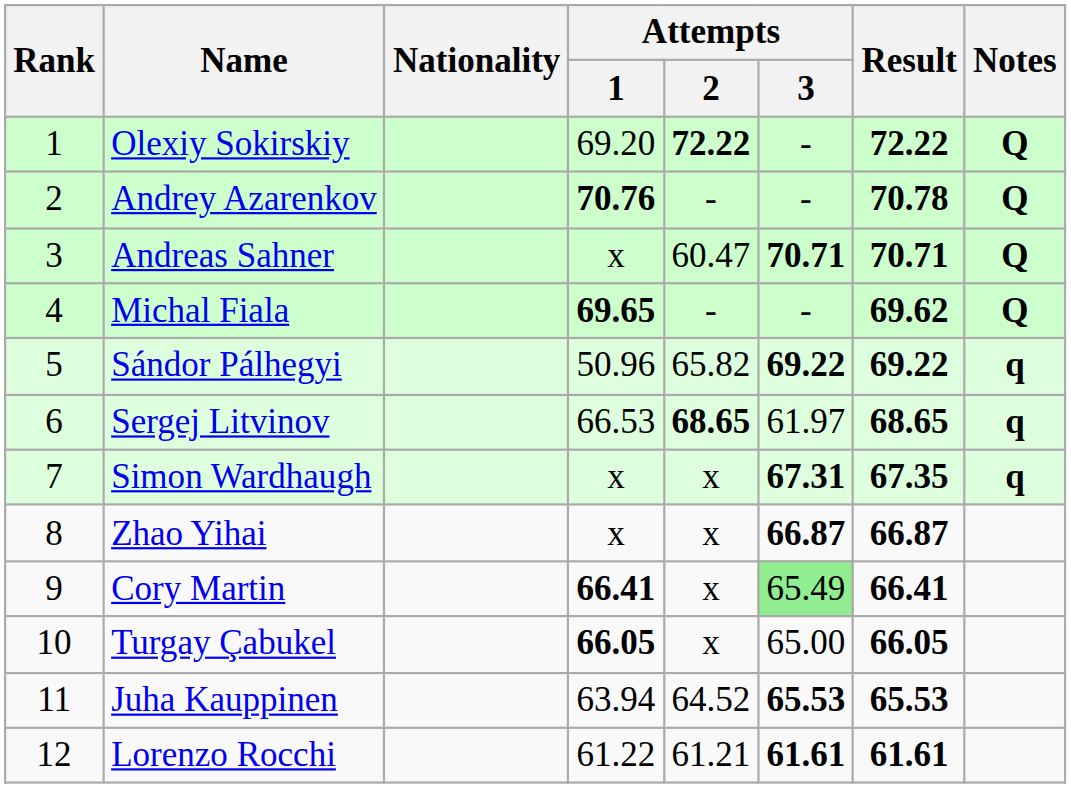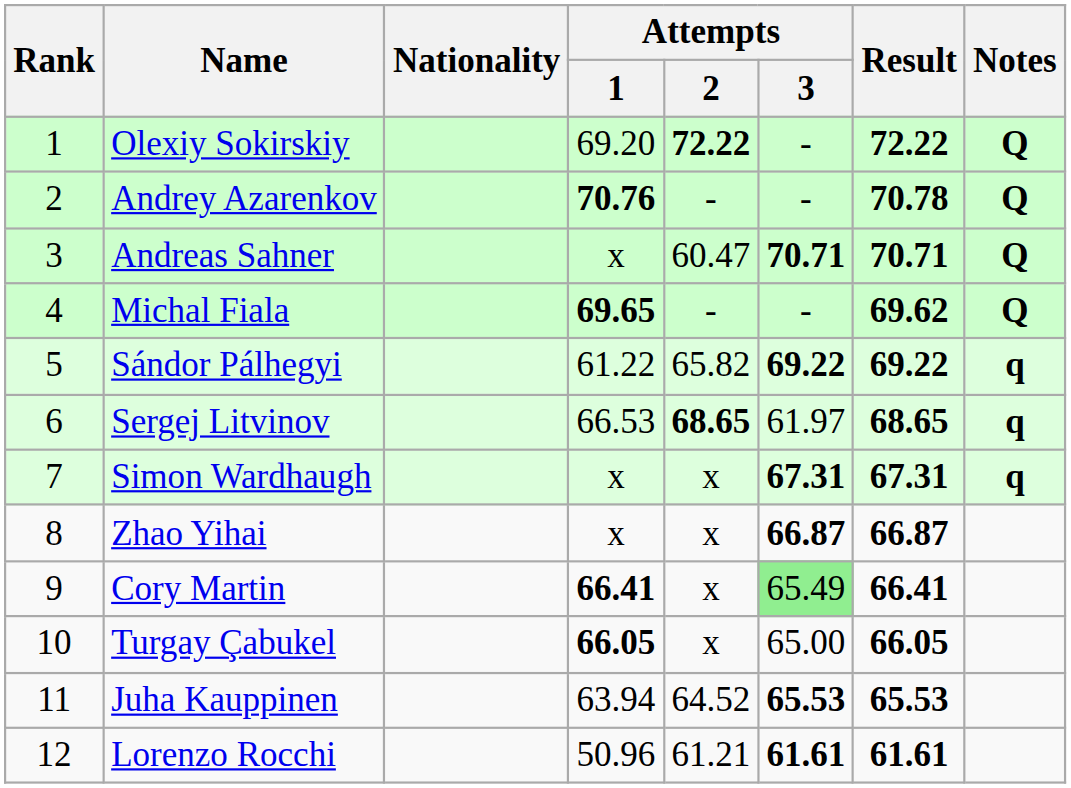(616, 365) 50.96 -> (616, 365) 61.22
(909, 476) 67.35 -> (909, 476) 67.31
(616, 754) 61.22 -> (616, 754) 50.96
